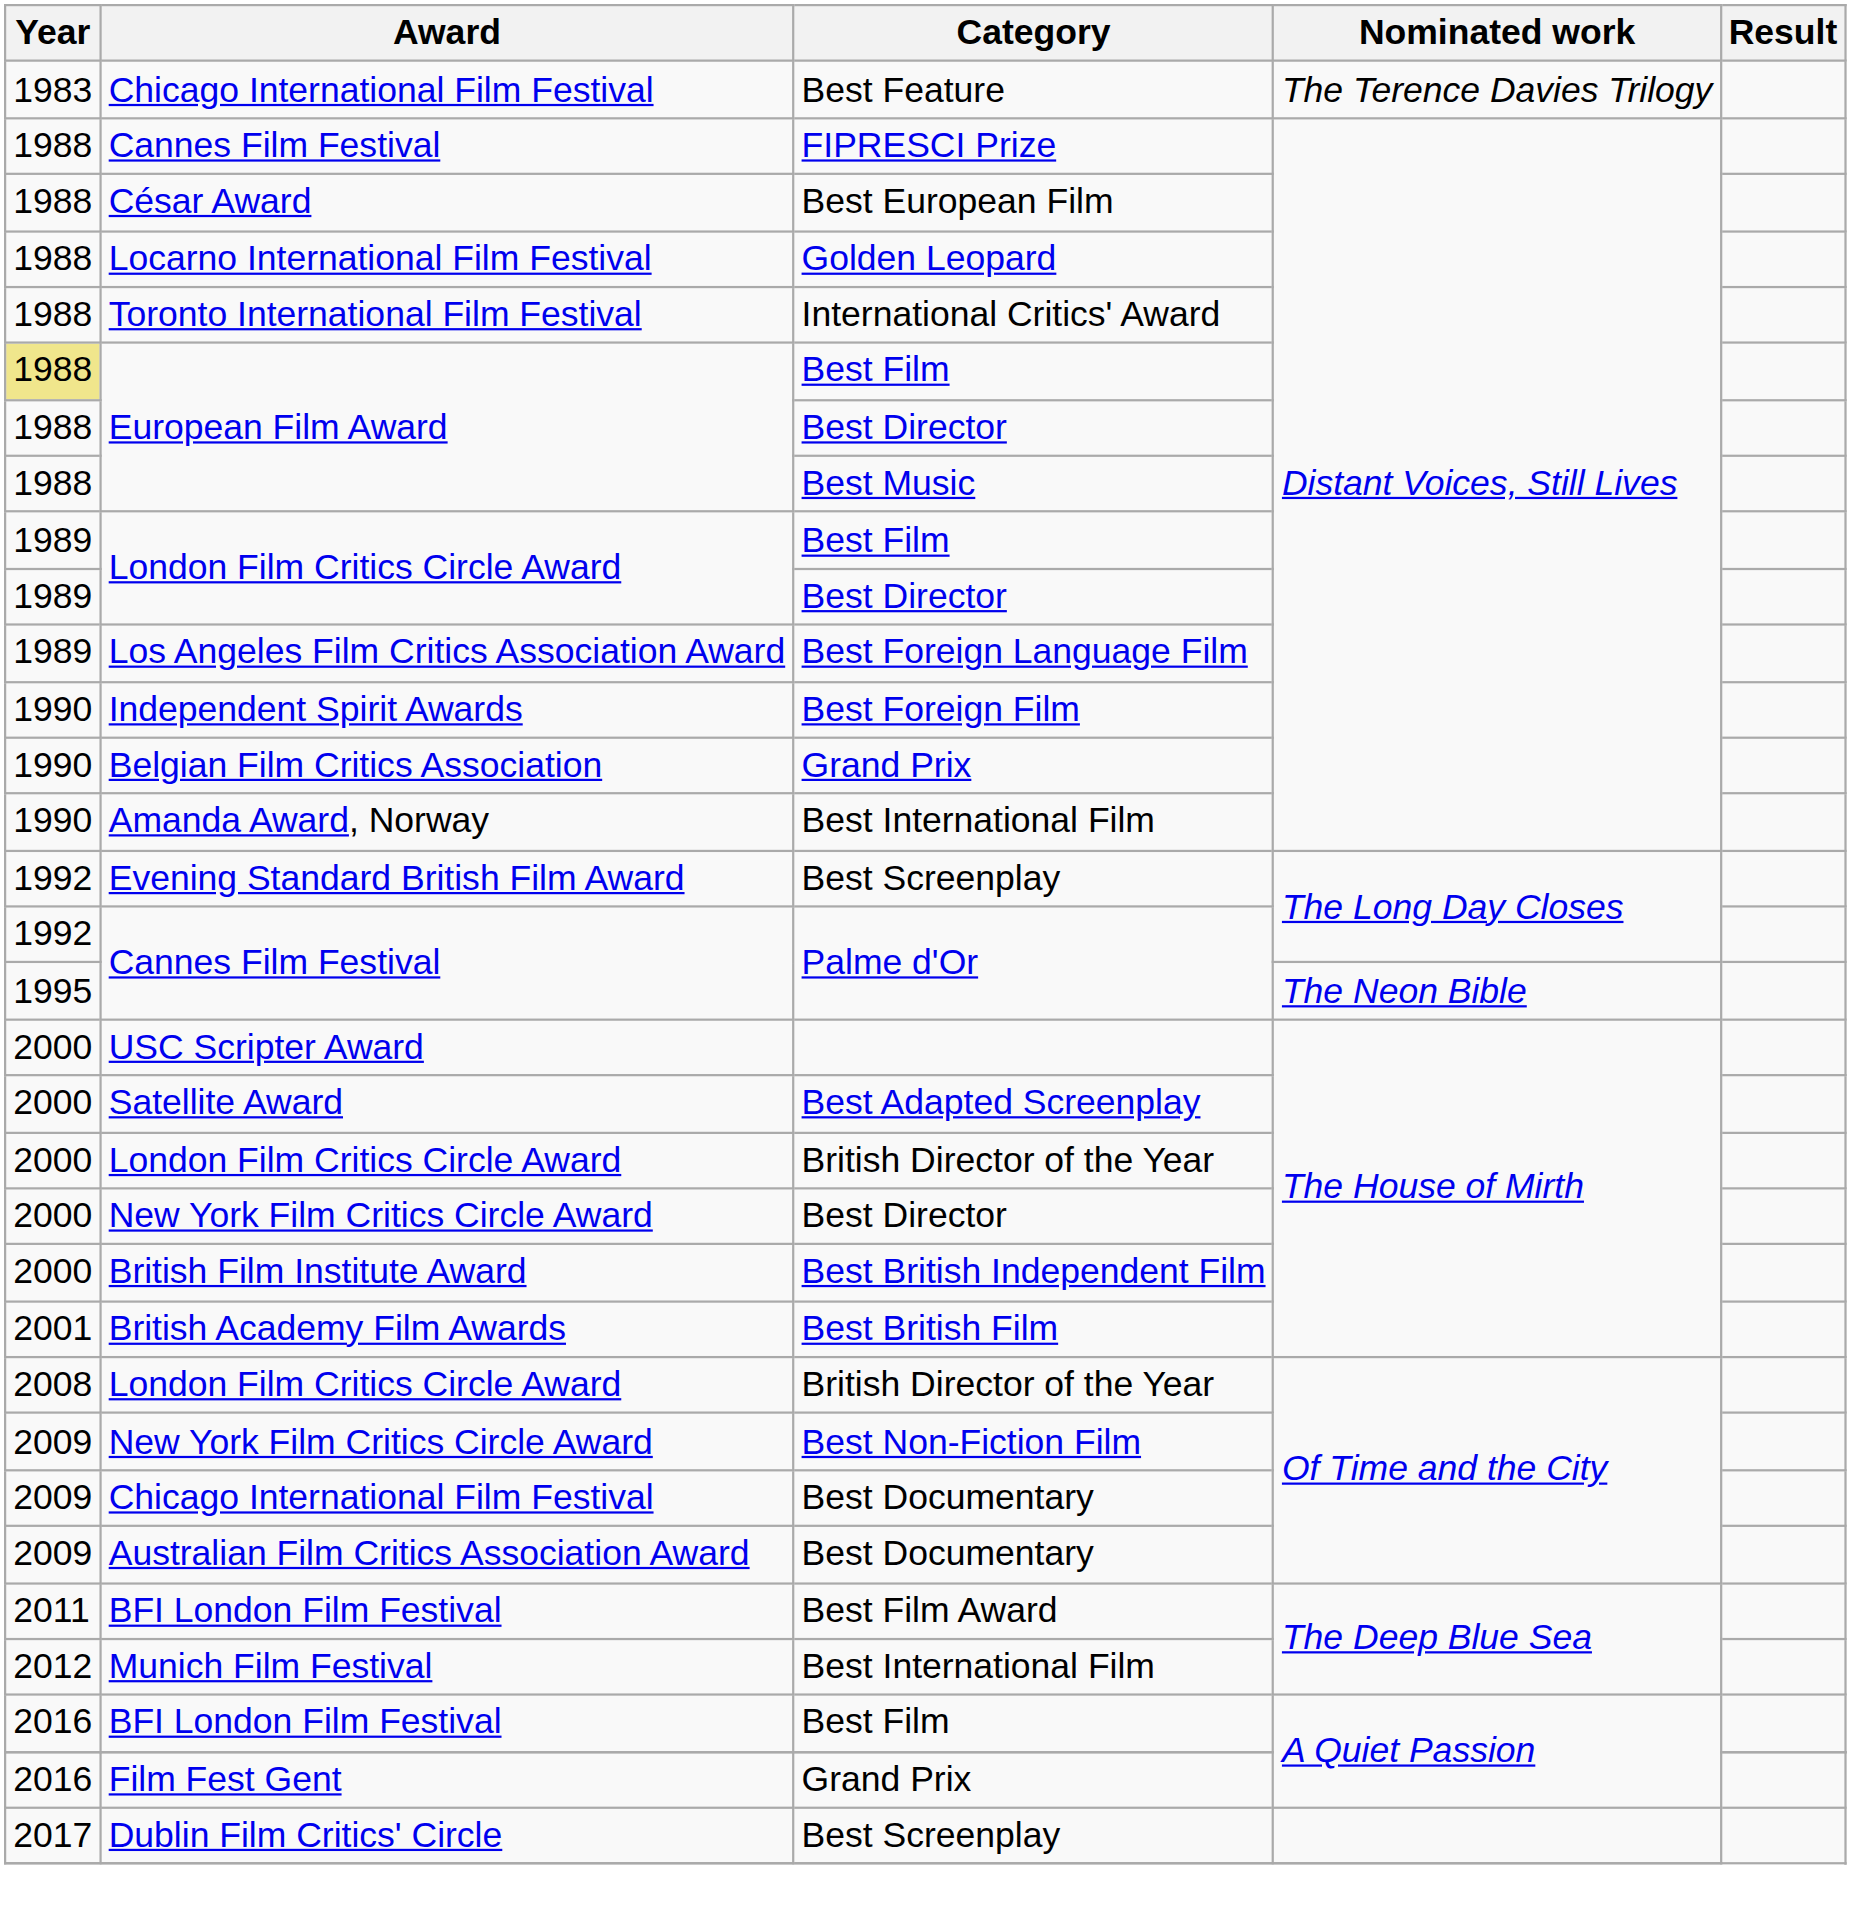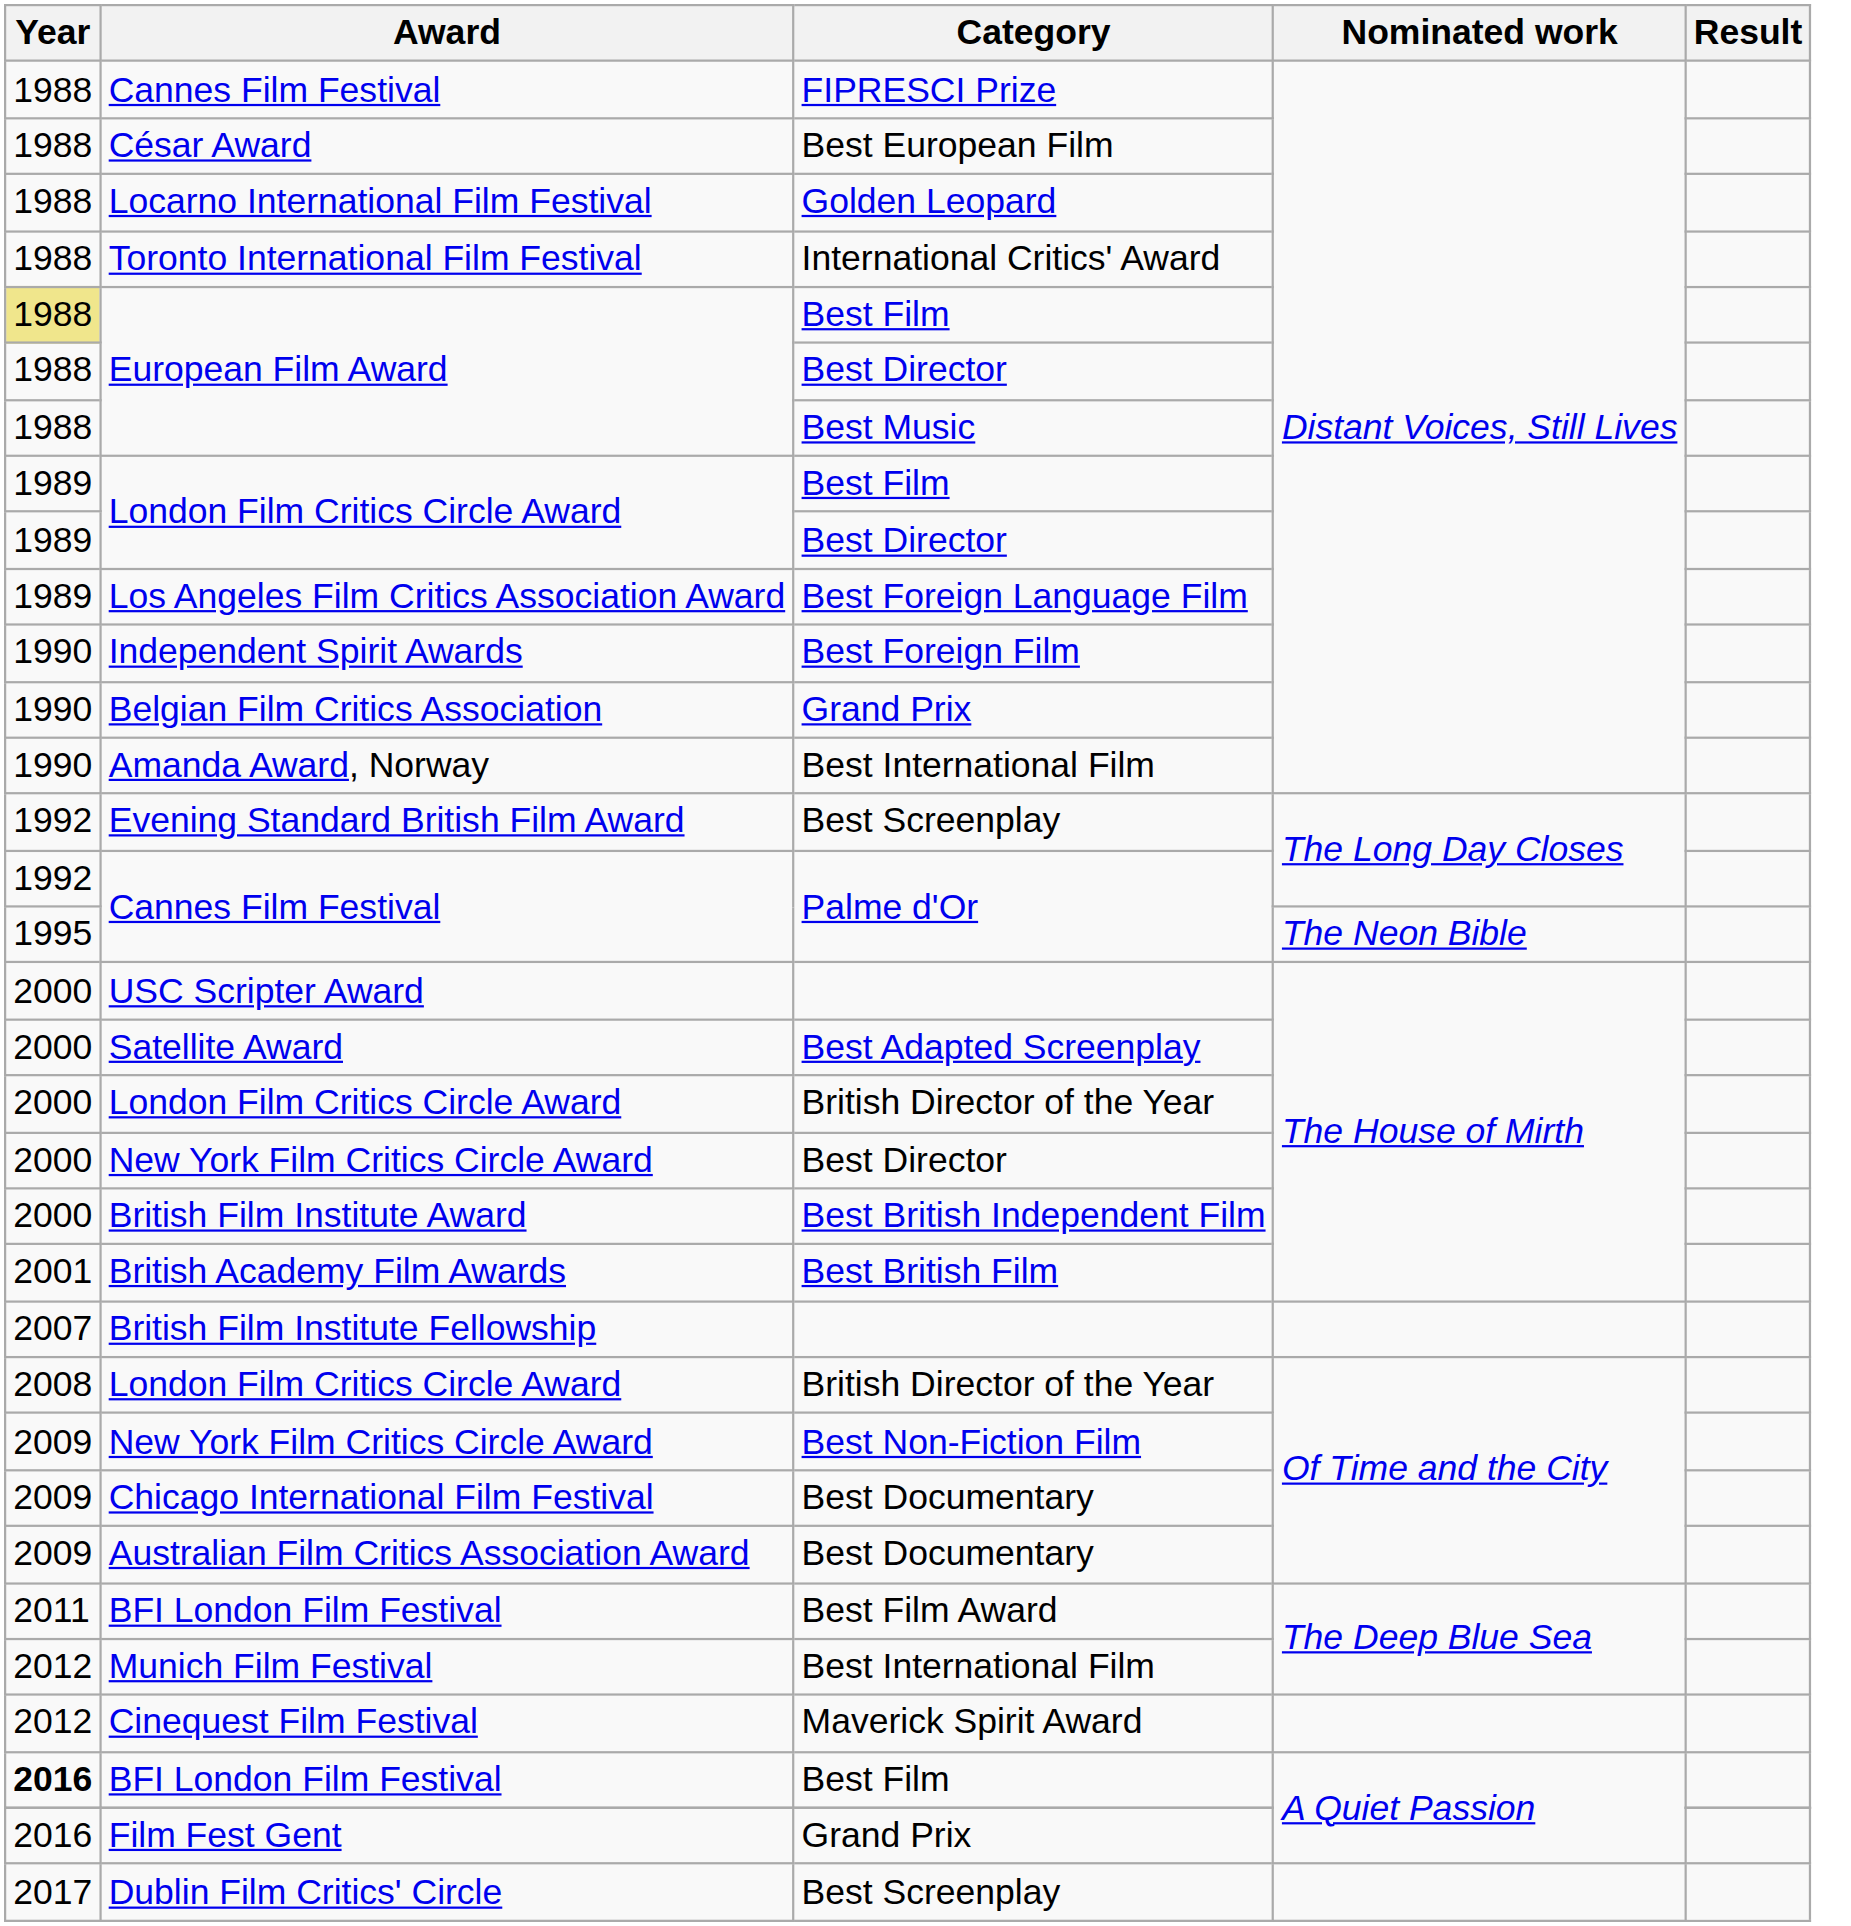- row: (381, 88)
+ row: (352, 1328)
+ row: (293, 1722)
(53, 1722) normal -> (53, 1778) bold
